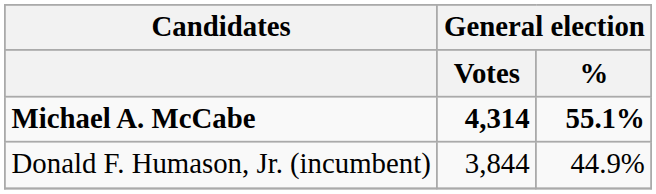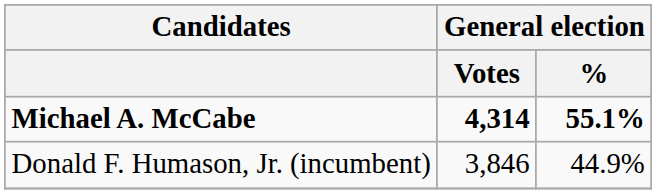(497, 164) 3,844 -> (497, 164) 3,846
